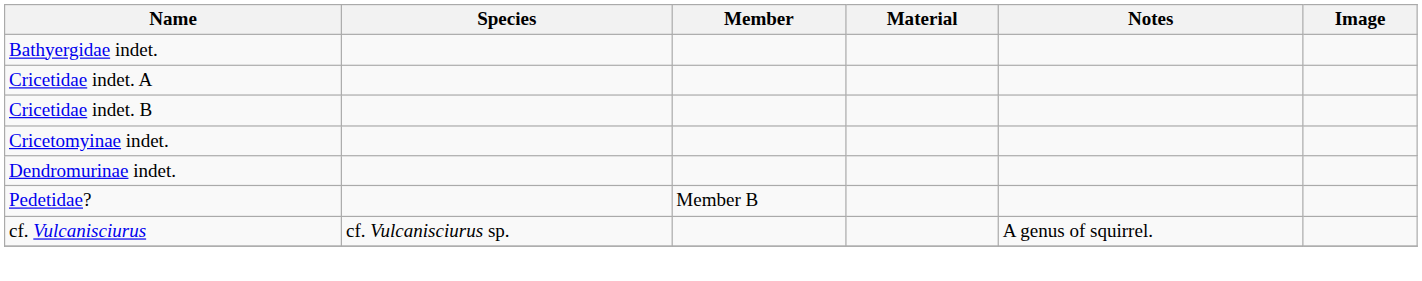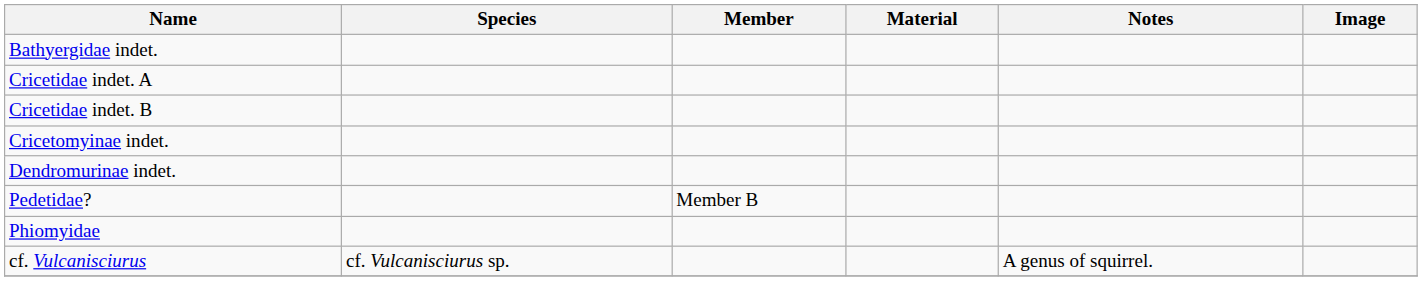+ row: (54, 230)
